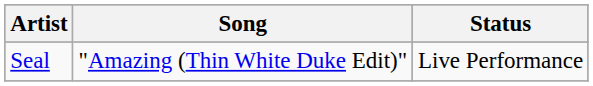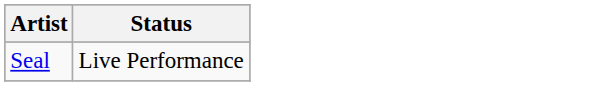- column: (243, 23)
